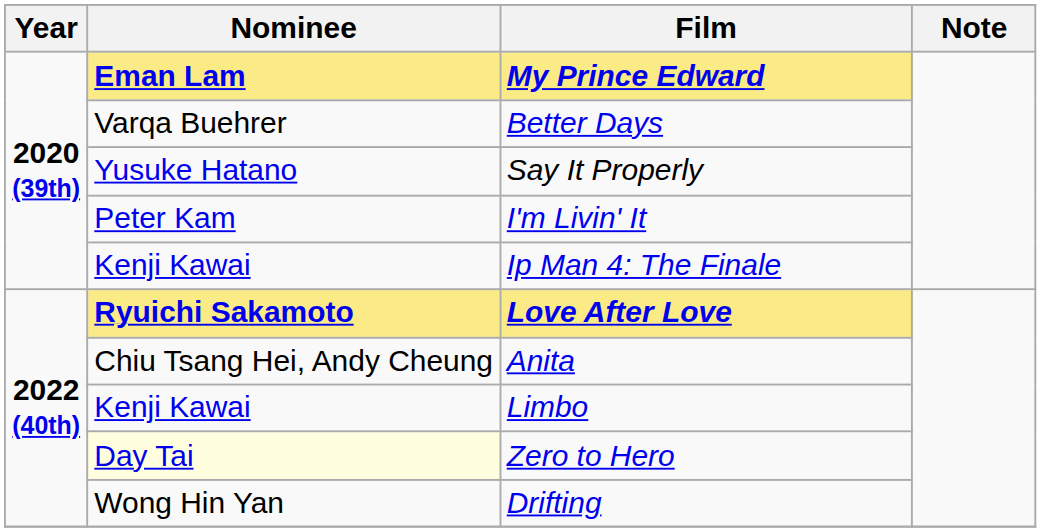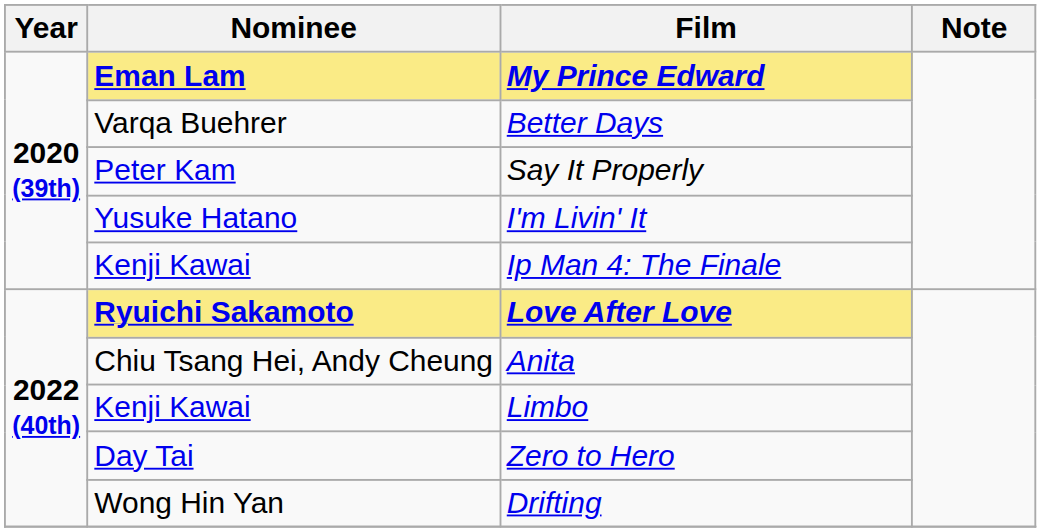(196, 170) Yusuke Hatano -> (165, 170) Peter Kam
(165, 218) Peter Kam -> (196, 218) Yusuke Hatano
(144, 455) lightyellow background -> (144, 455) no background
